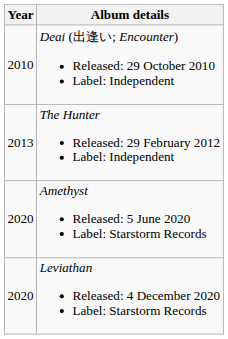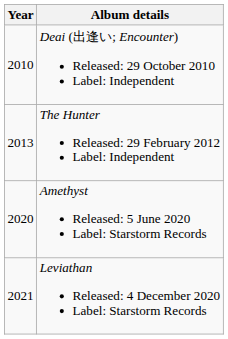(21, 295) 2020 -> (21, 295) 2021
